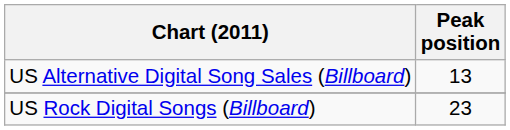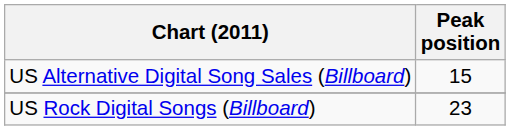(460, 76) 13 -> (460, 76) 15
